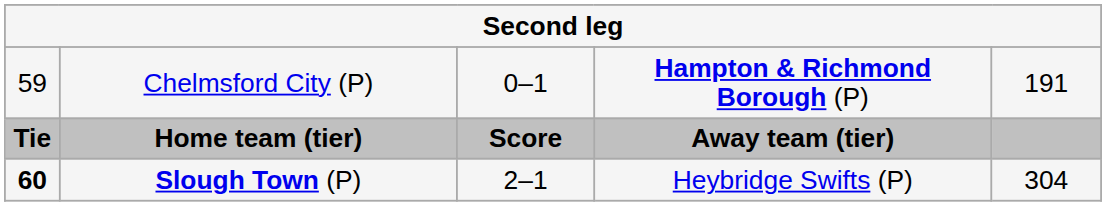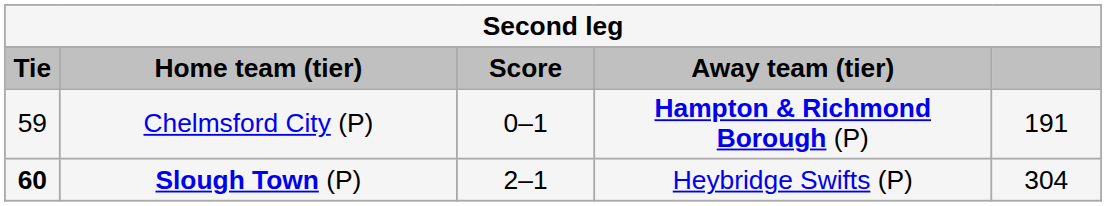rows swapped: (258, 139) <-> (258, 82)
